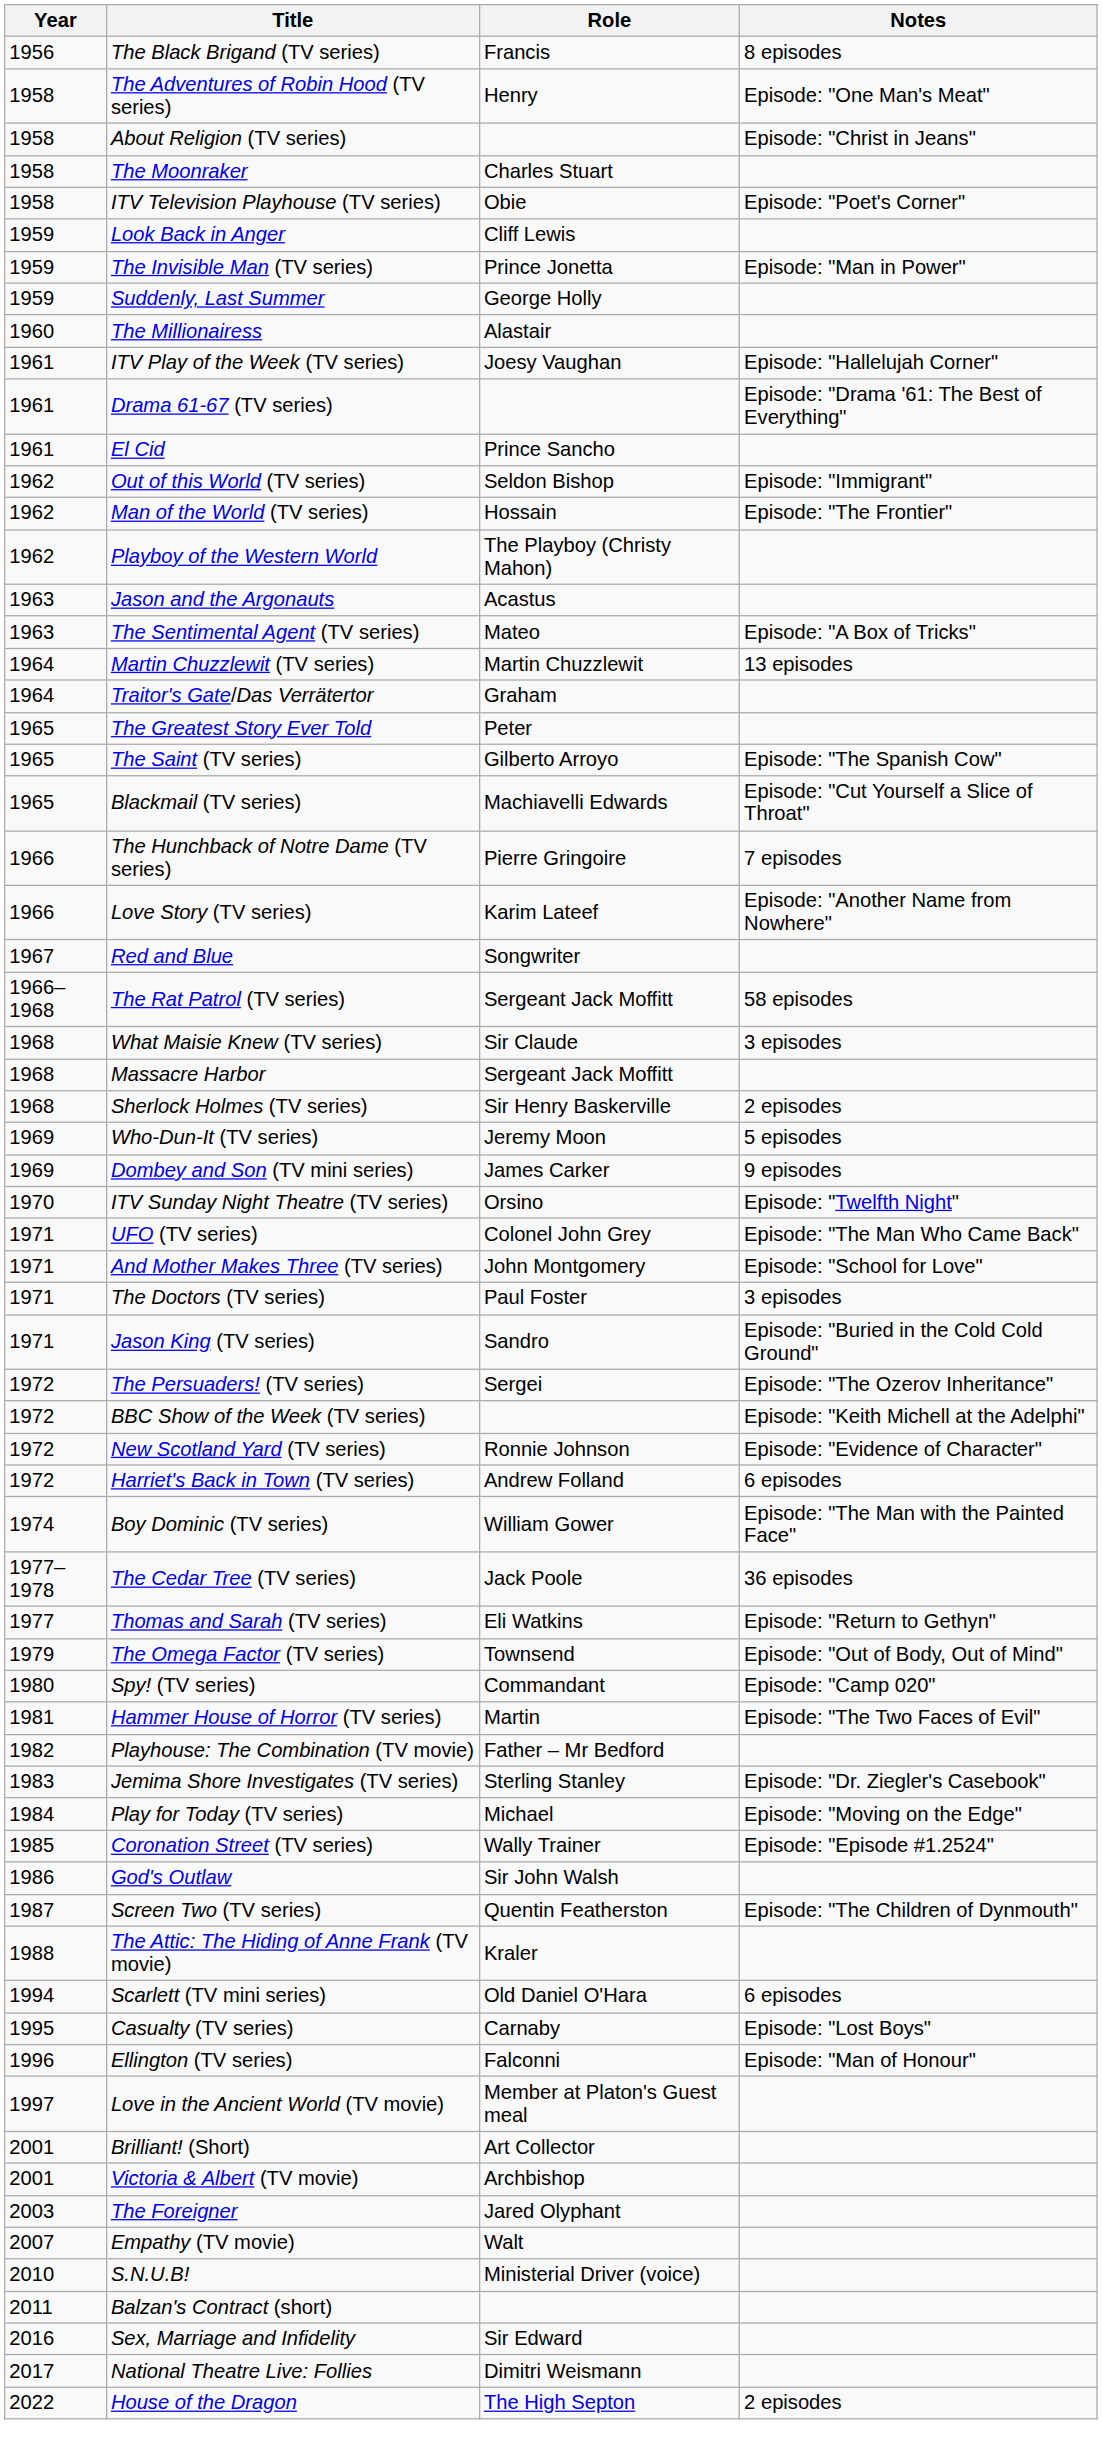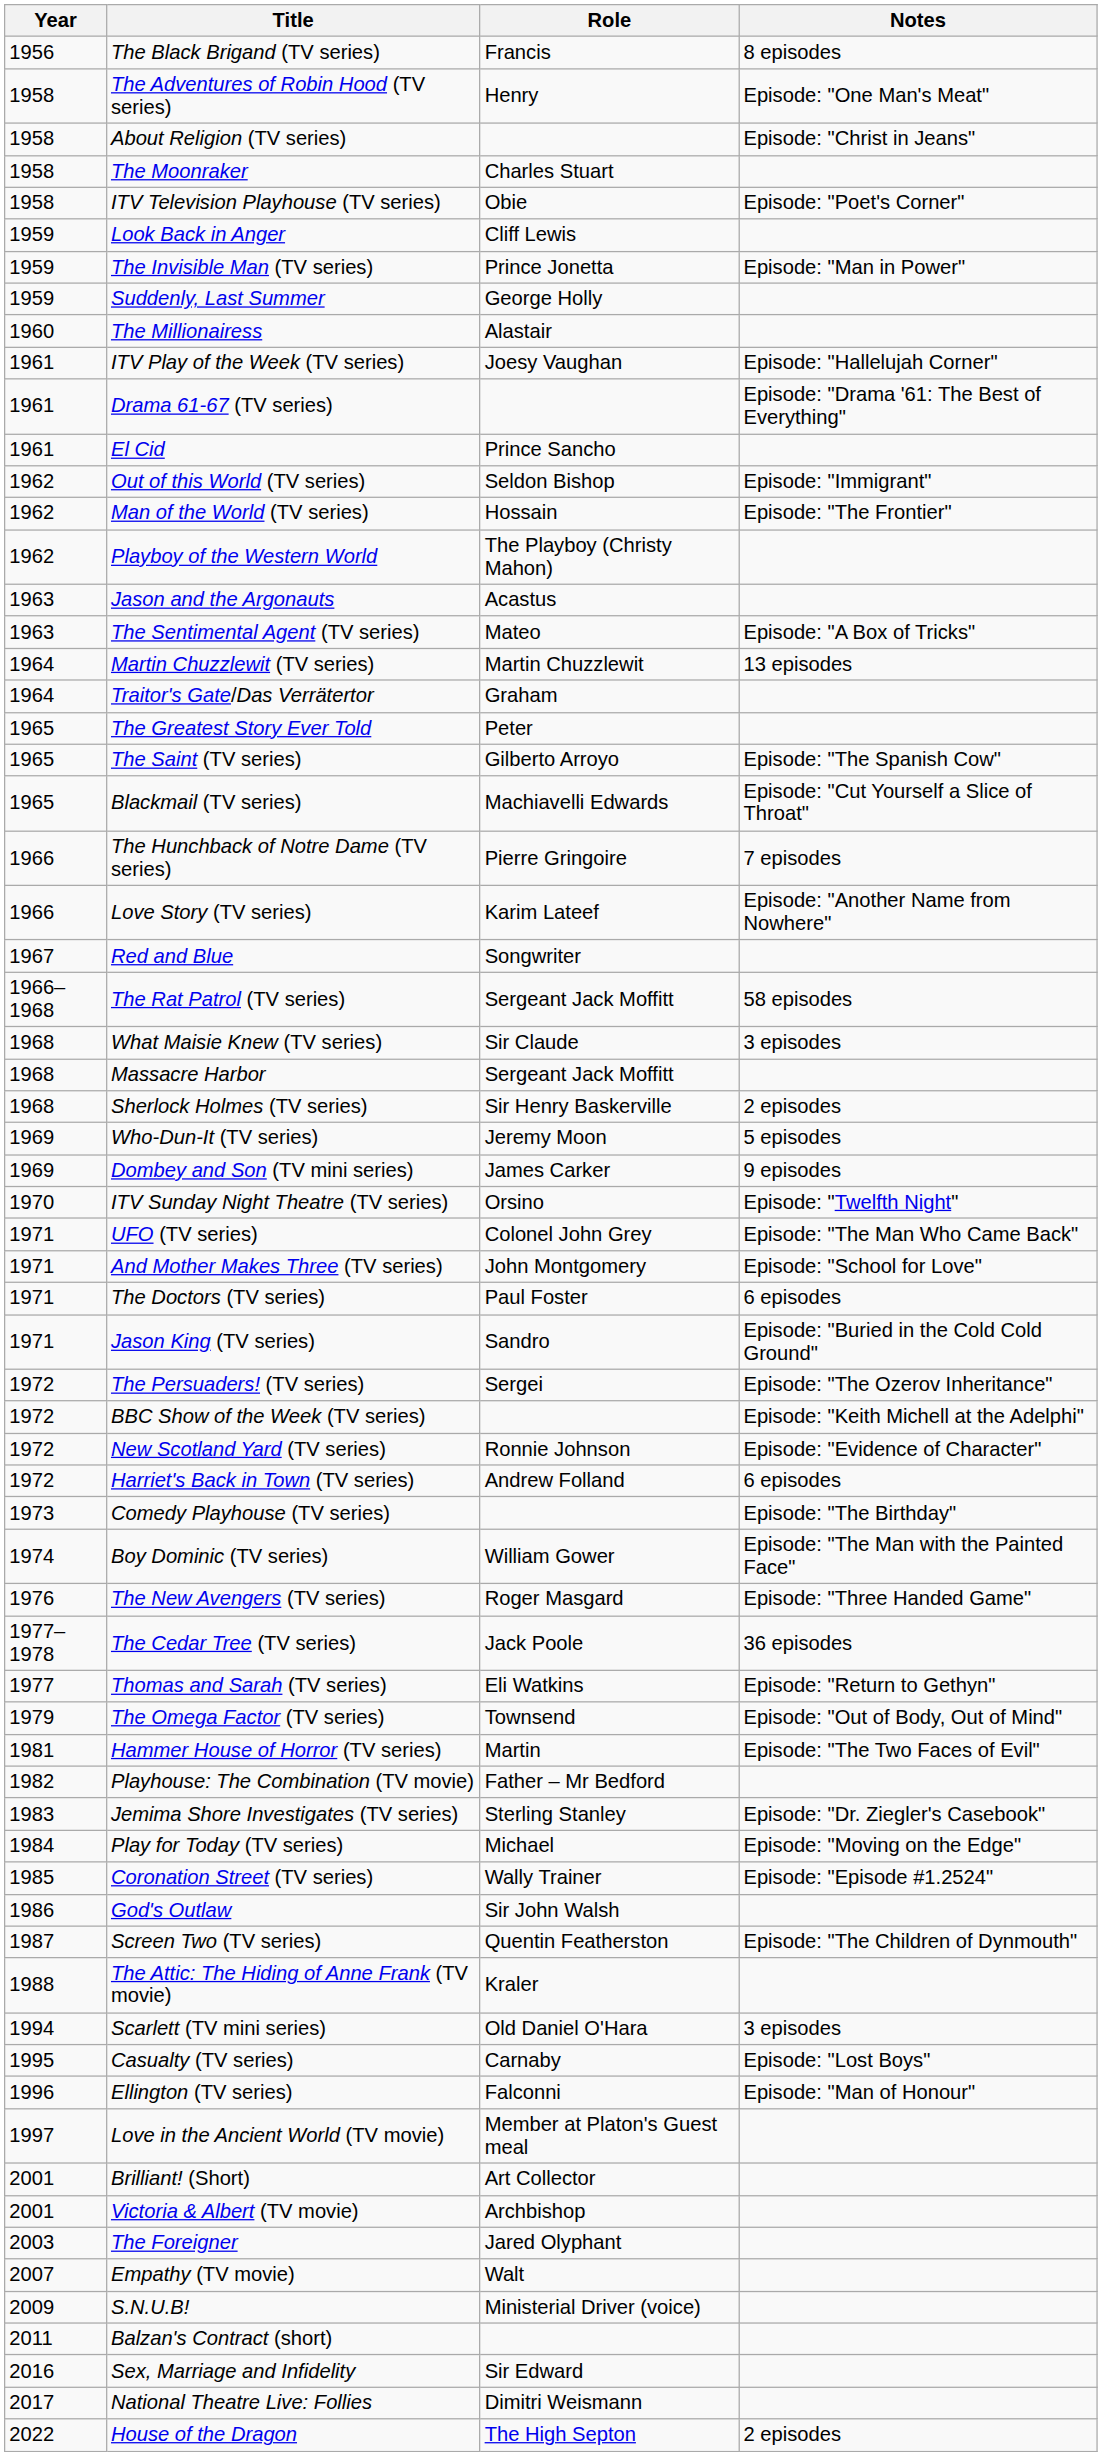(793, 1298) 3 episodes -> (792, 1298) 6 episodes
+ row: (250, 1512)
+ row: (248, 1599)
- row: (183, 1686)
(793, 1996) 6 episodes -> (792, 2028) 3 episodes
(32, 2274) 2010 -> (32, 2306) 2009
